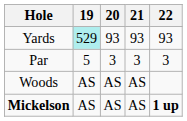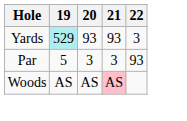(166, 37) 93 -> (137, 37) 3
(166, 60) 3 -> (137, 60) 93
(137, 82) no background -> (114, 82) pink background
- row: (39, 104)
